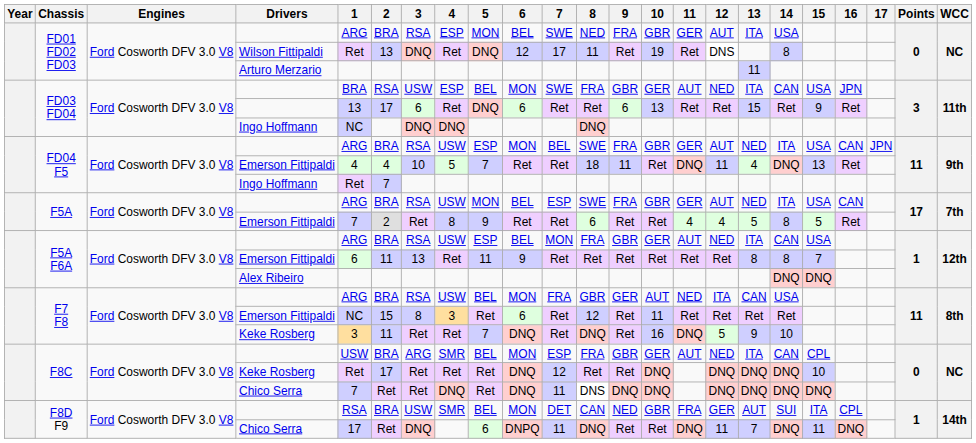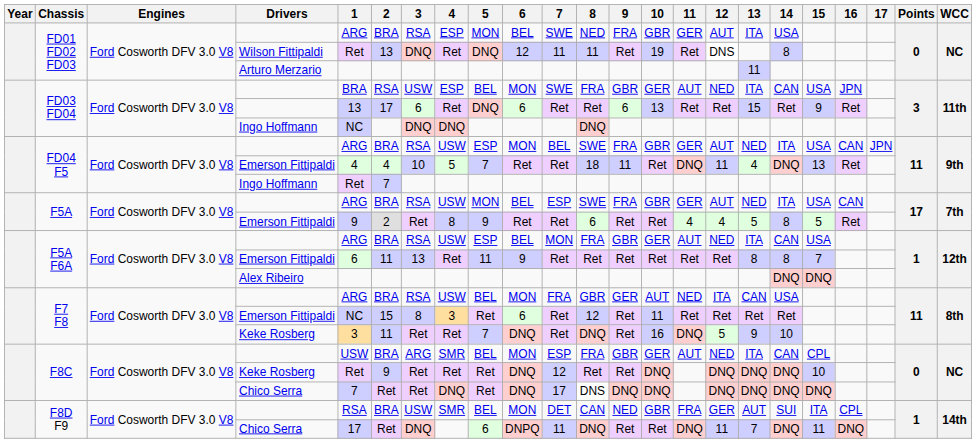(559, 51) 17 -> (559, 51) 11
(354, 221) 7 -> (354, 221) 9
(386, 372) 17 -> (386, 372) 9
(559, 391) 11 -> (559, 391) 17
